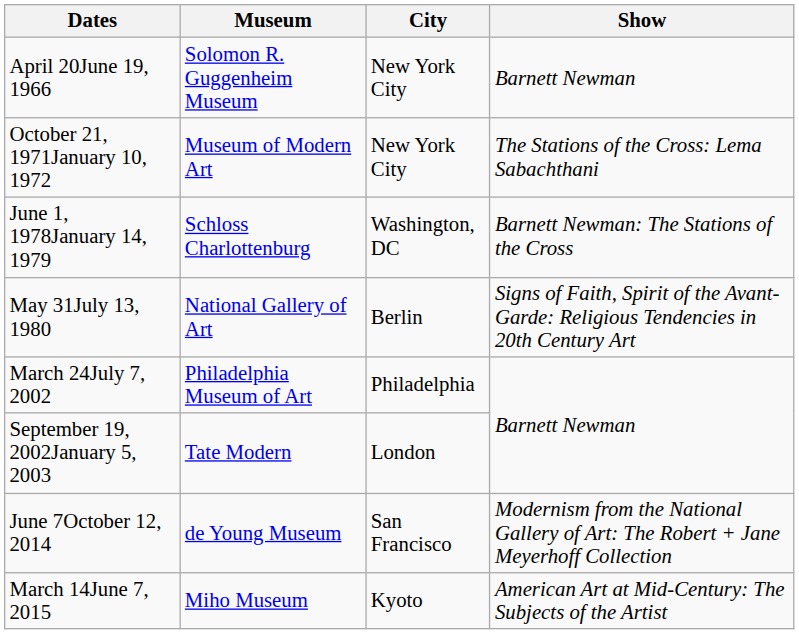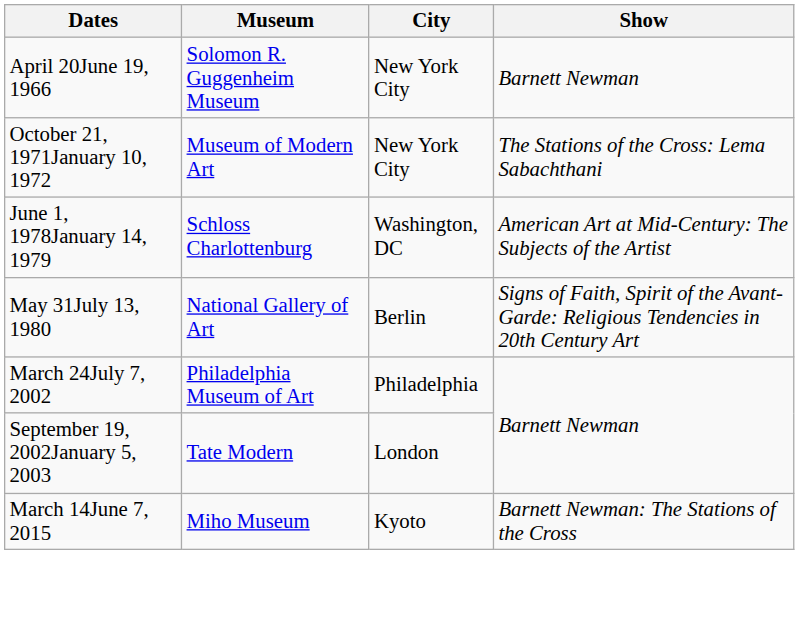(634, 236) Barnett Newman: The Stations of the Cross -> (643, 236) American Art at Mid-Century: The Subjects of the Artist
- row: (85, 532)
(640, 600) American Art at Mid-Century: The Subjects of the Artist -> (637, 521) Barnett Newman: The Stations of the Cross
